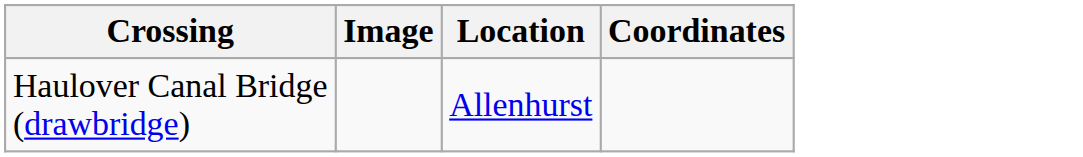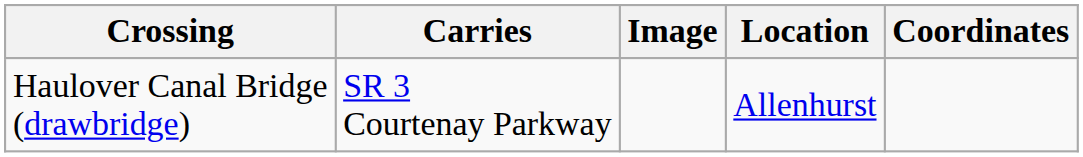+ column: (477, 31)
